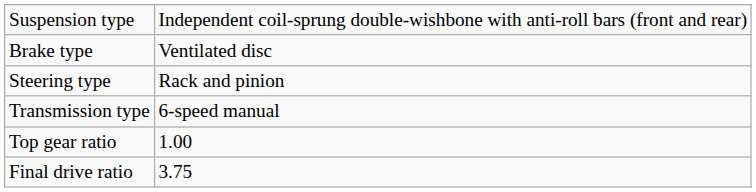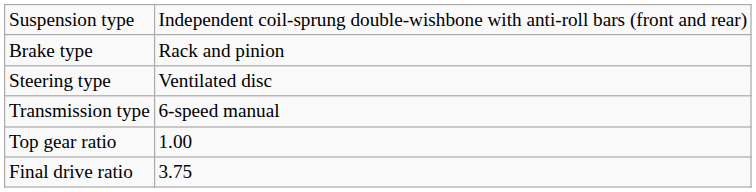(215, 50) Ventilated disc -> (221, 50) Rack and pinion
(221, 80) Rack and pinion -> (215, 80) Ventilated disc
